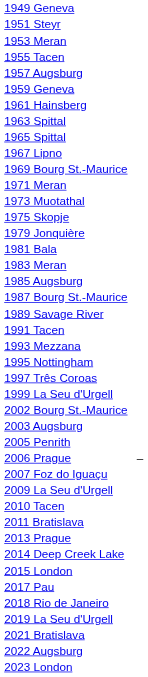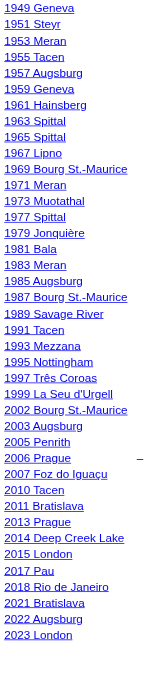- row: (37, 217)
+ row: (35, 217)
- row: (59, 490)
- row: (59, 619)
